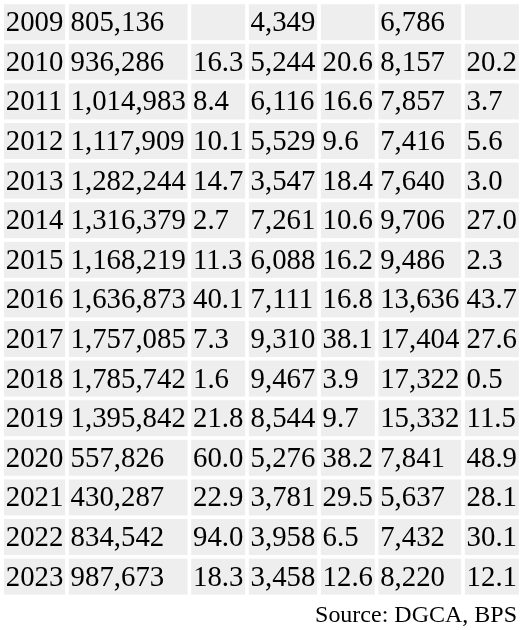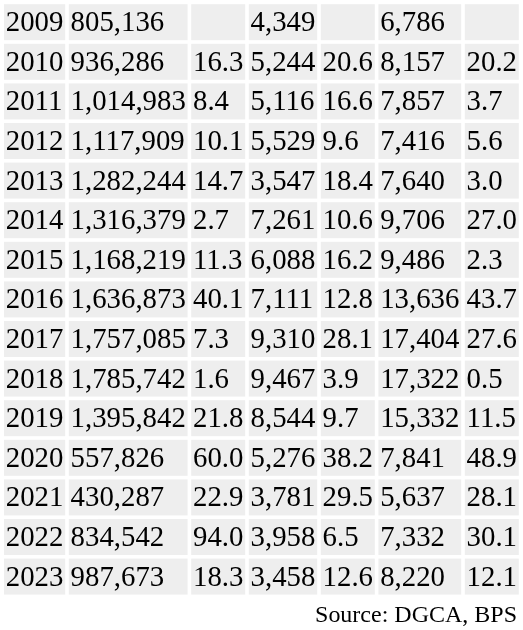(282, 100) 6,116 -> (282, 100) 5,116
(348, 298) 16.8 -> (348, 298) 12.8
(348, 338) 38.1 -> (348, 338) 28.1
(413, 536) 7,432 -> (413, 536) 7,332
